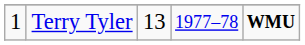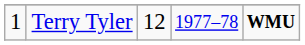(154, 22) 13 -> (154, 22) 12
